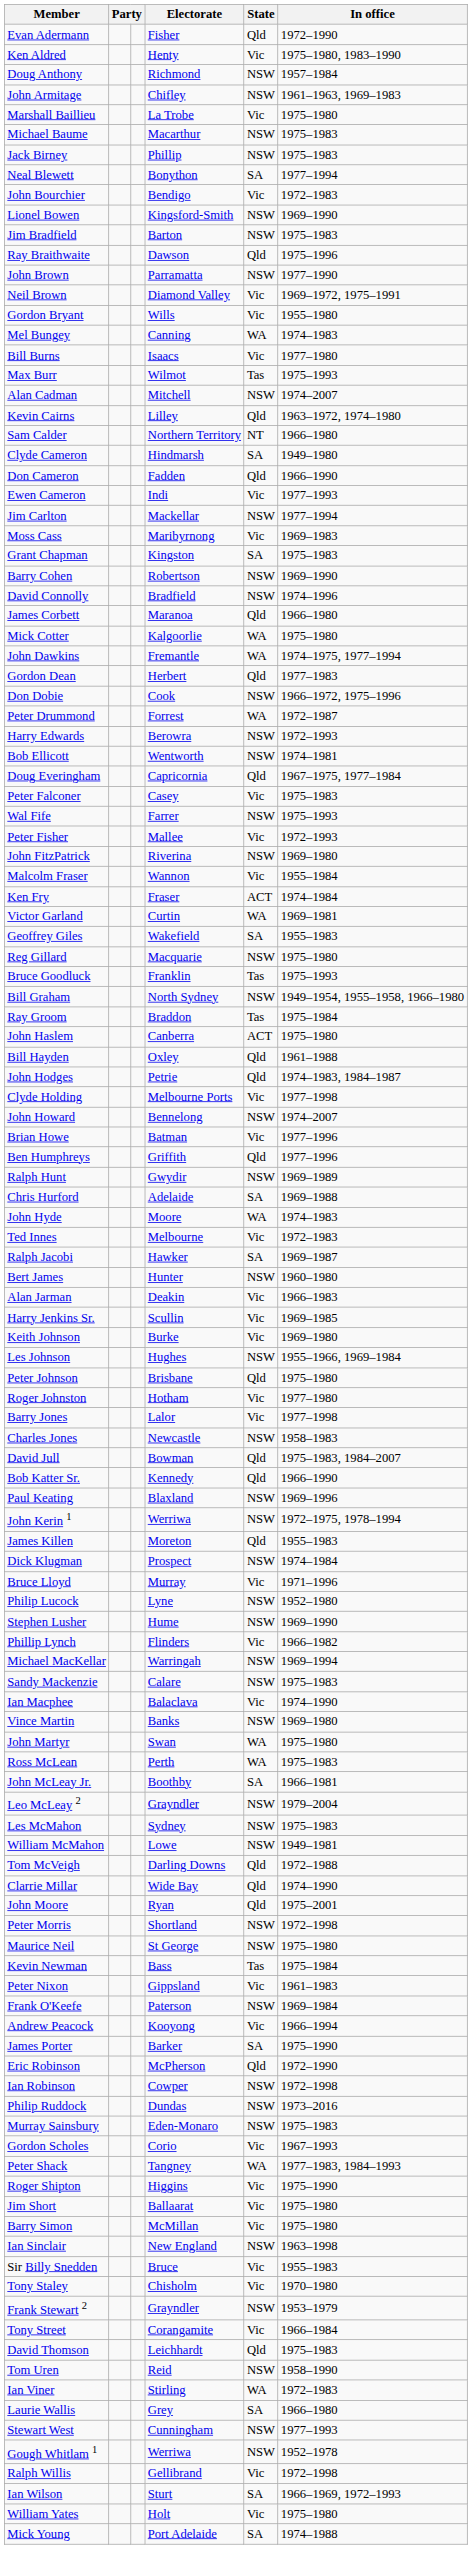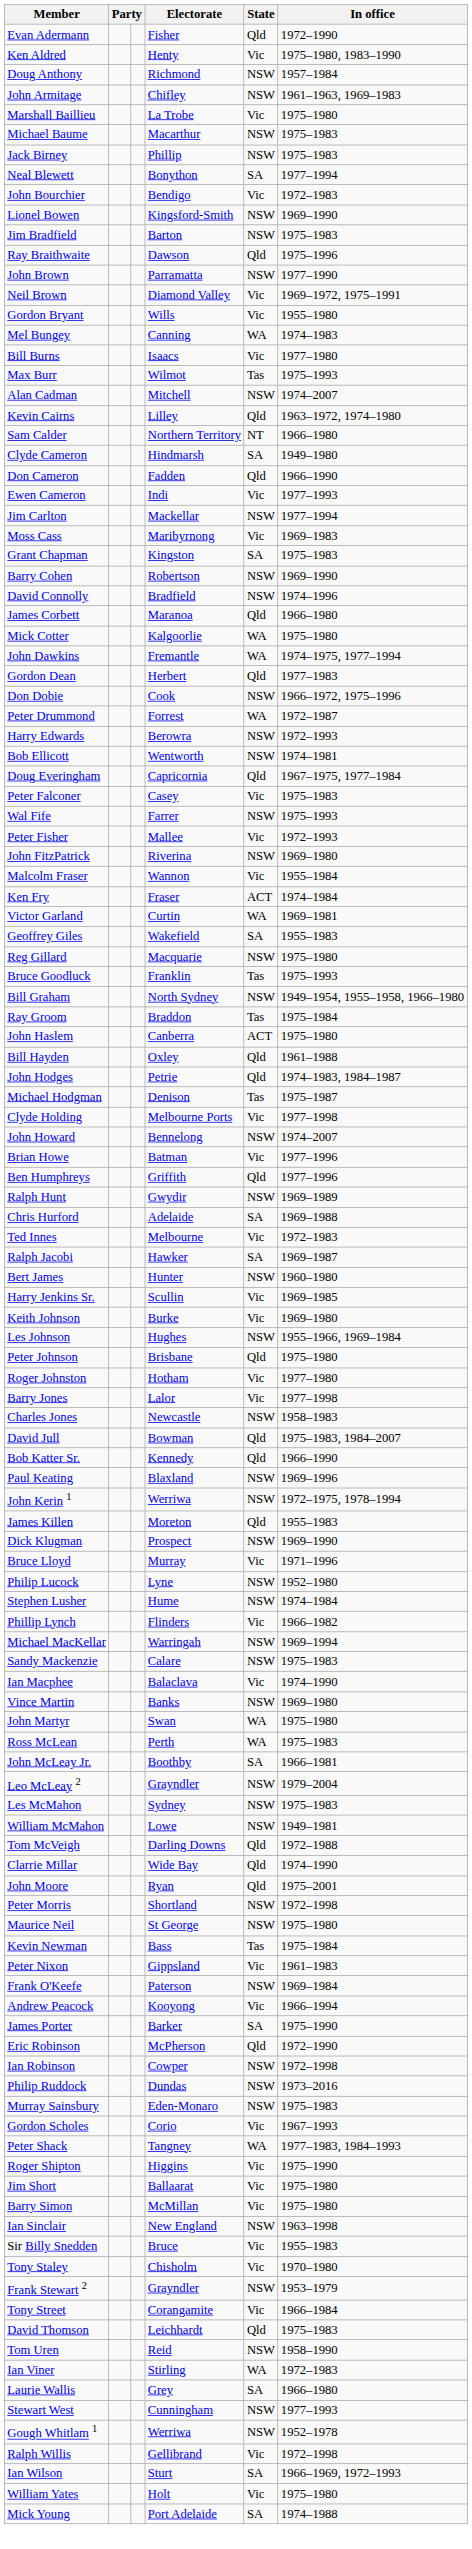+ row: (55, 1097)
- row: (35, 1217)
- row: (39, 1297)
(309, 1561) 1974–1984 -> (309, 1541) 1969–1990
(309, 1621) 1969–1990 -> (309, 1601) 1974–1984
